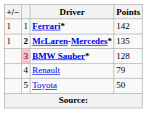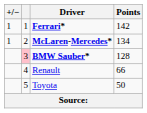(26, 41) bold -> (26, 41) normal
(123, 41) 135 -> (123, 41) 134
(121, 70) 79 -> (121, 70) 66
